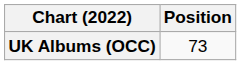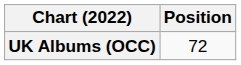(198, 45) 73 -> (198, 45) 72
